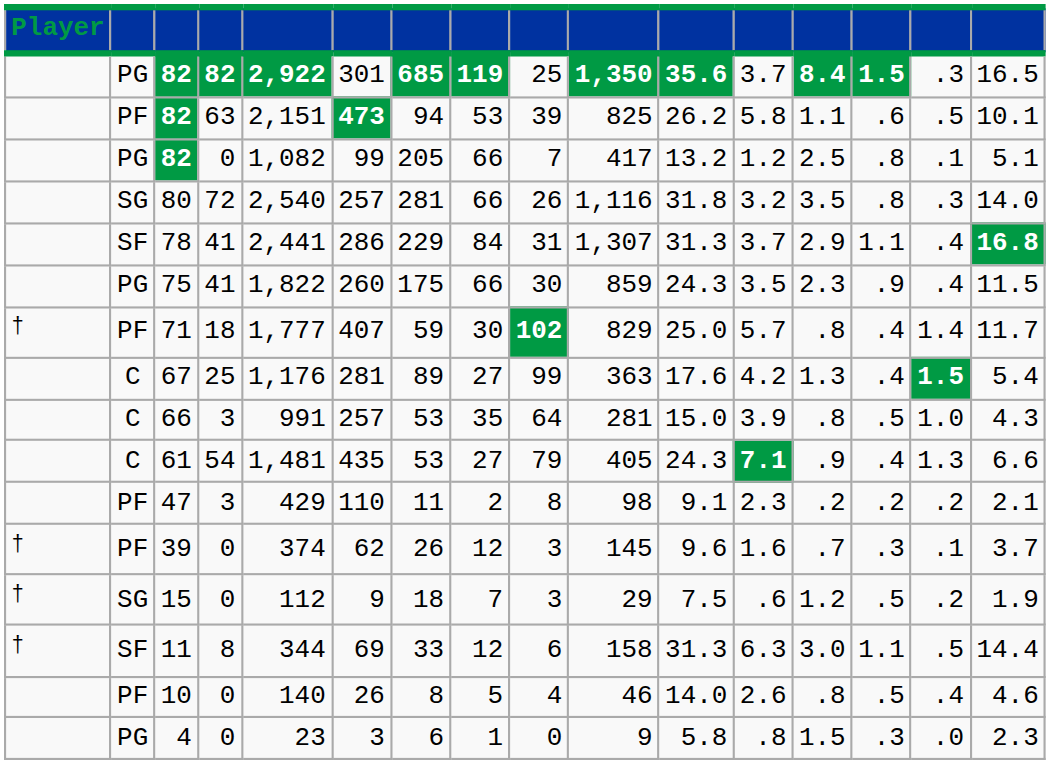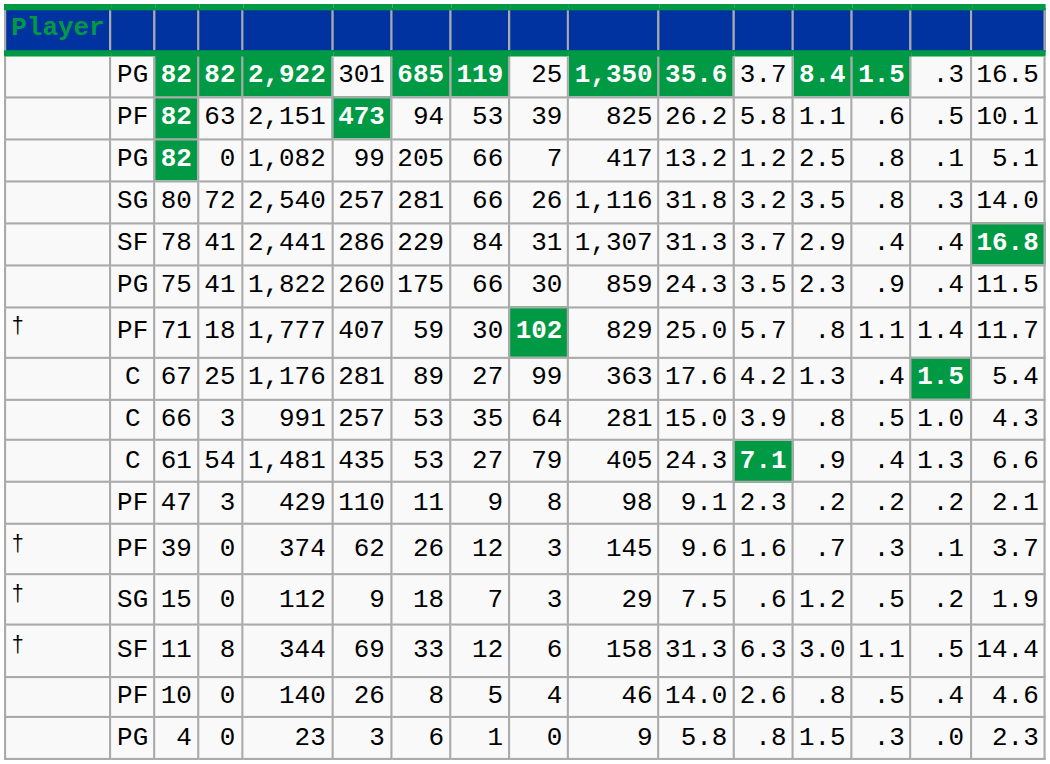(881, 244) 1.1 -> (889, 244) .4
(889, 332) .4 -> (881, 332) 1.1
(495, 504) 2 -> (495, 504) 9
